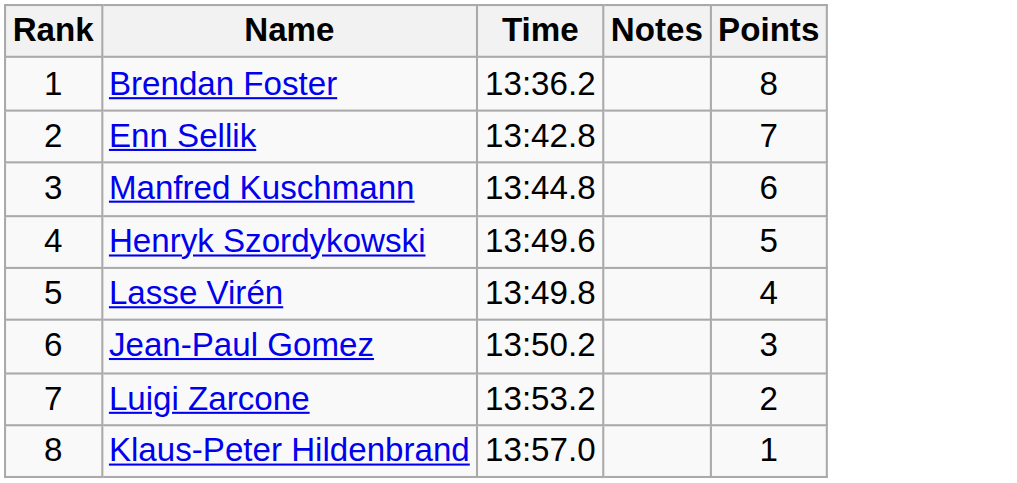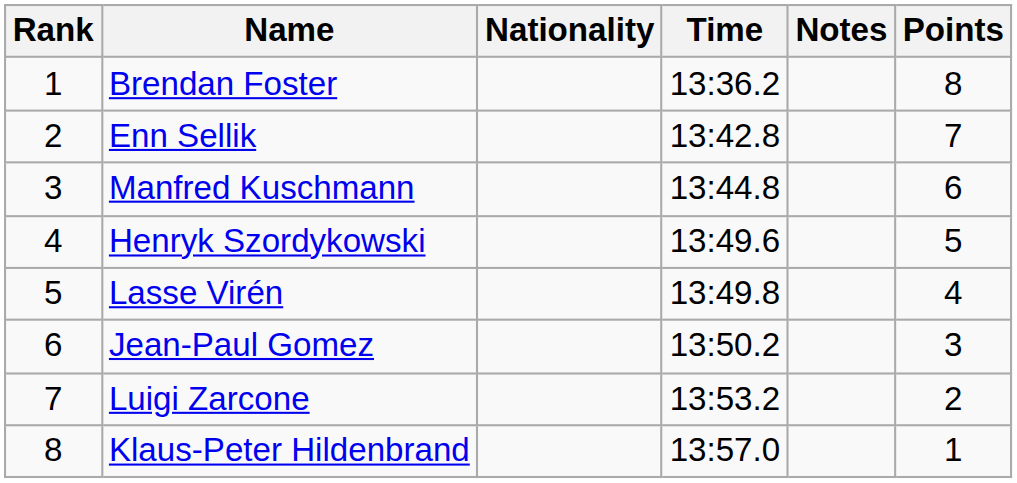+ column: (570, 30)
